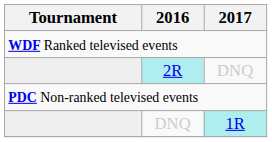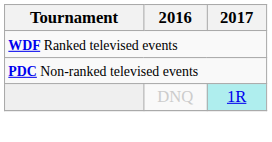- row: (173, 70)
